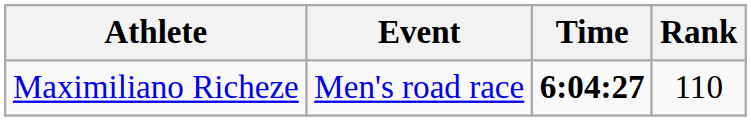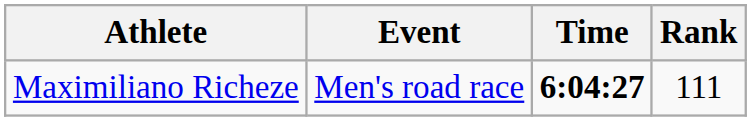(699, 86) 110 -> (699, 86) 111
